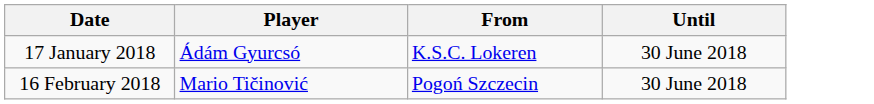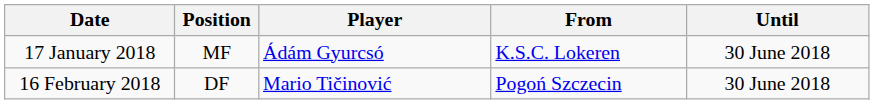+ column: (217, 20)
